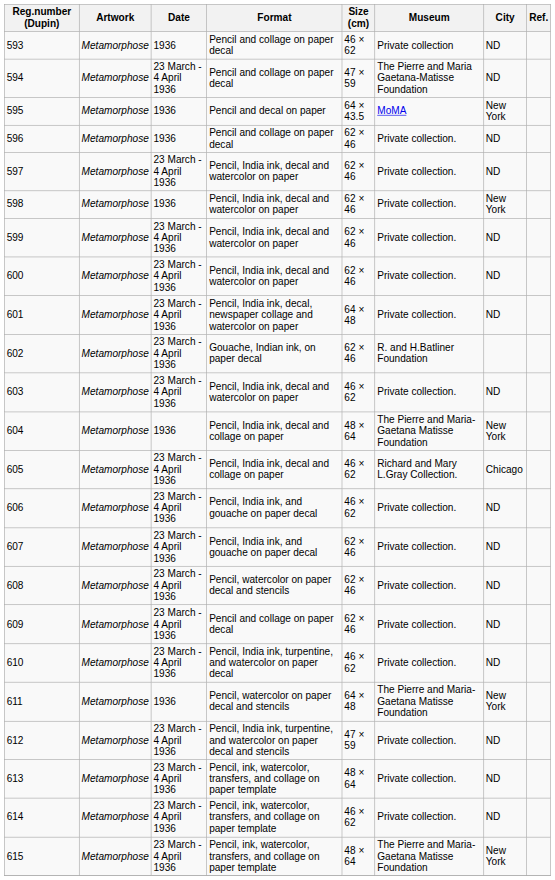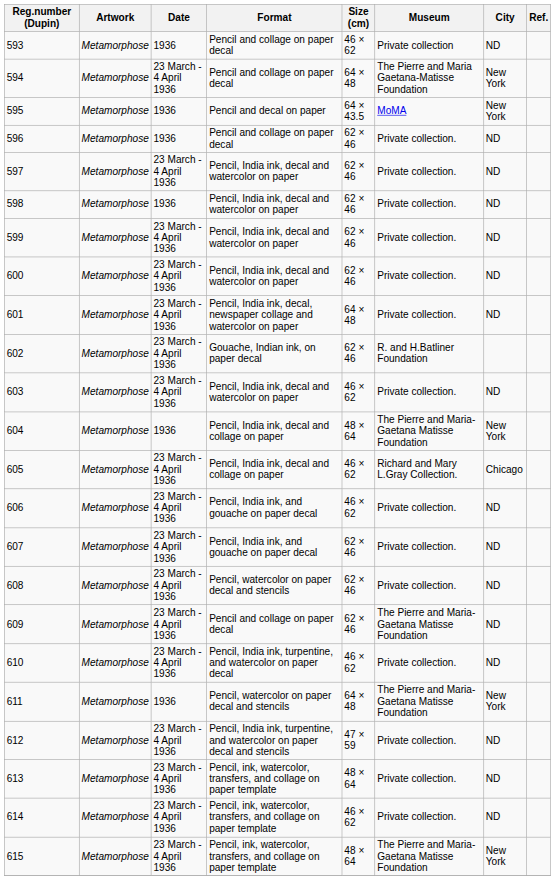(354, 78) 47 × 59 -> (354, 78) 64 × 48
(493, 78) ND -> (496, 78) New York
(496, 204) New York -> (493, 204) ND
(417, 624) Private collection. -> (426, 624) The Pierre and Maria-Gaetana Matisse Foundation
